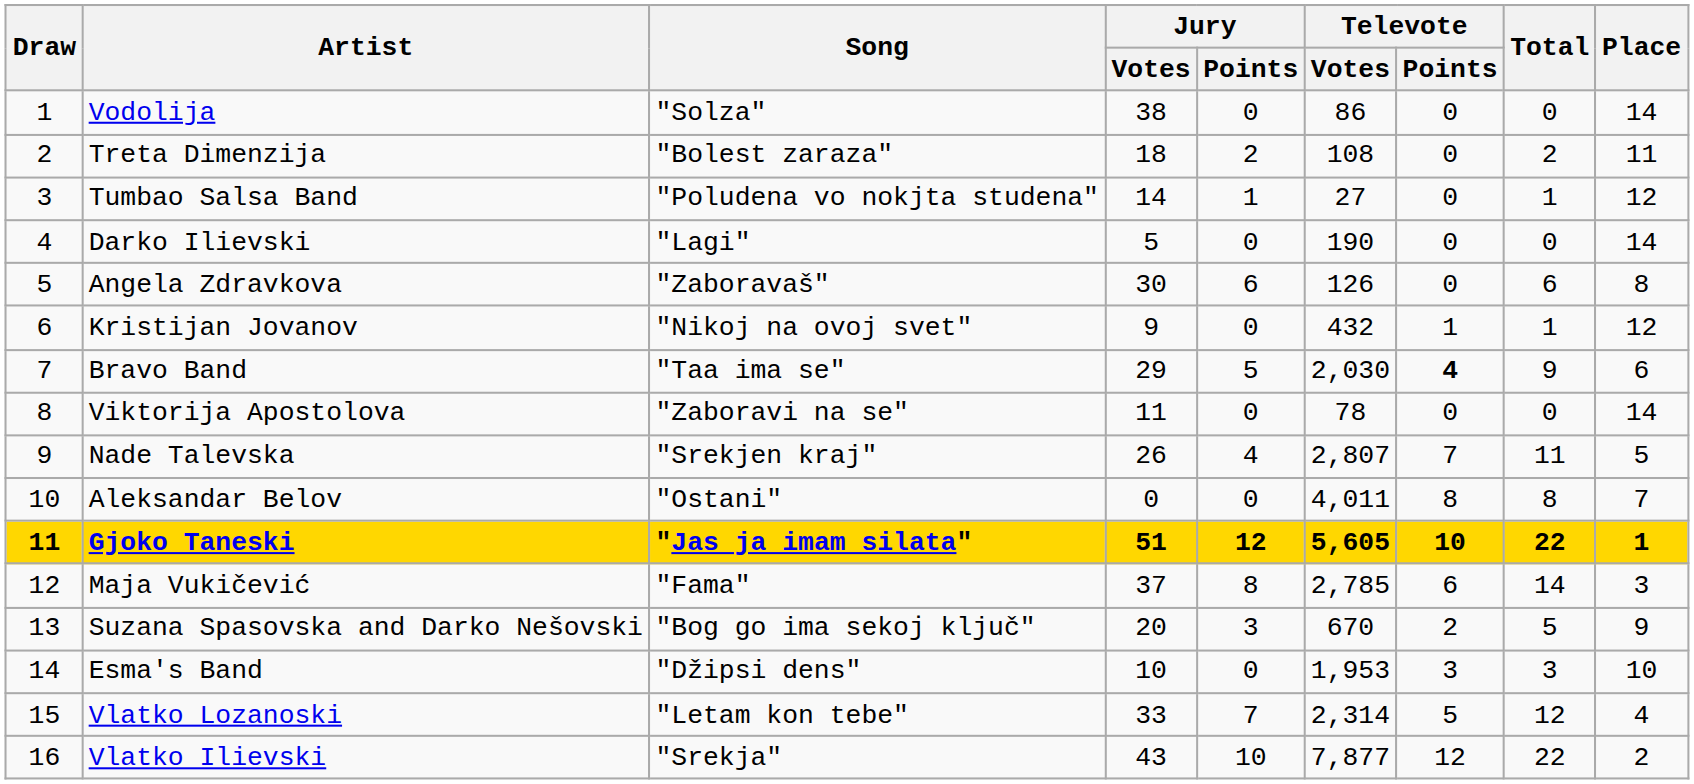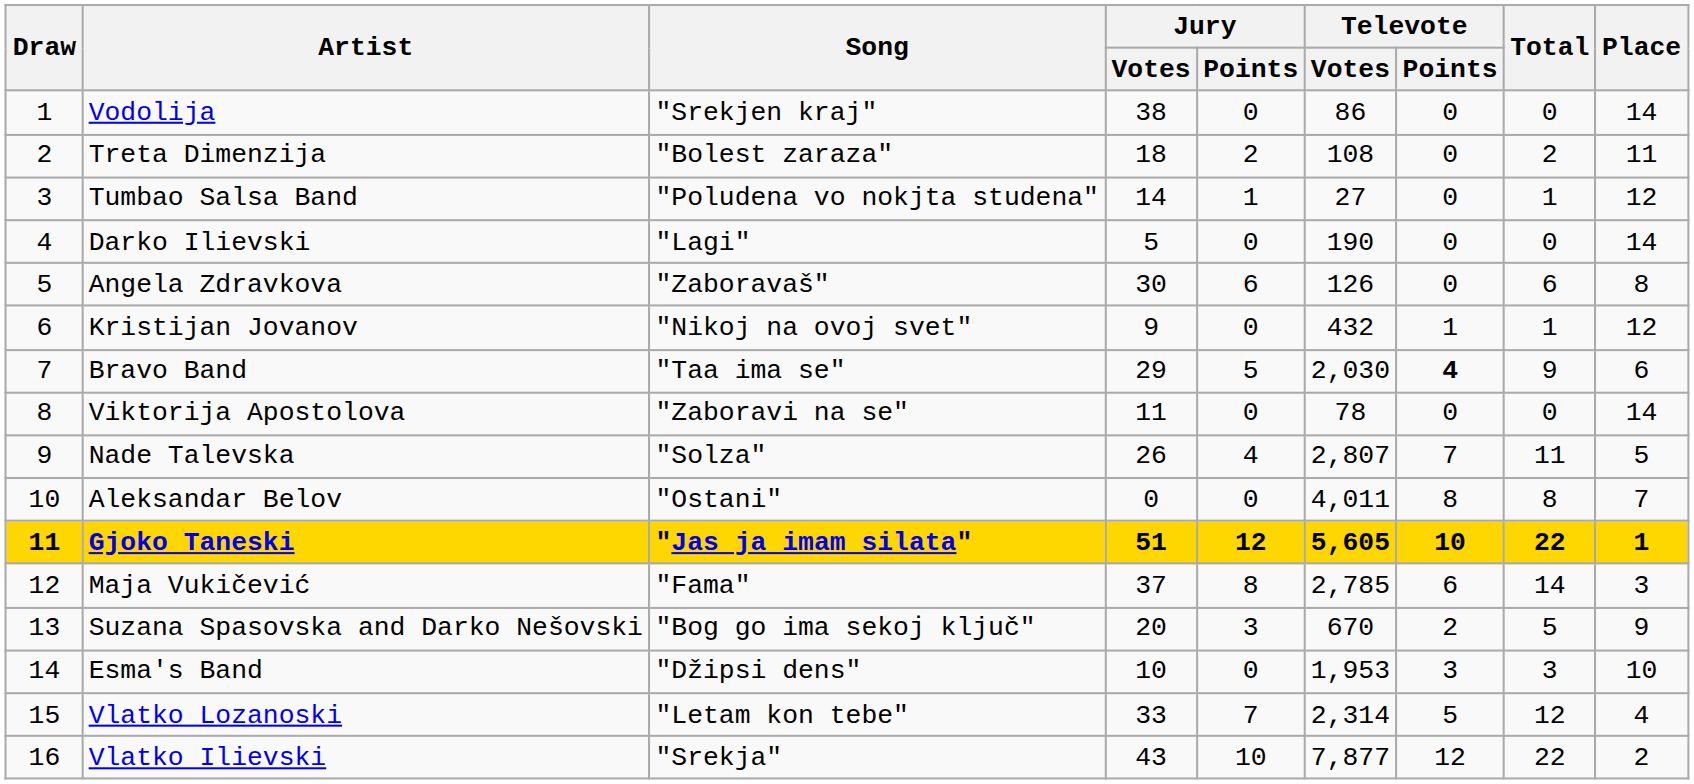(711, 113) "Solza" -> (766, 113) "Srekjen kraj"
(766, 457) "Srekjen kraj" -> (711, 457) "Solza"
